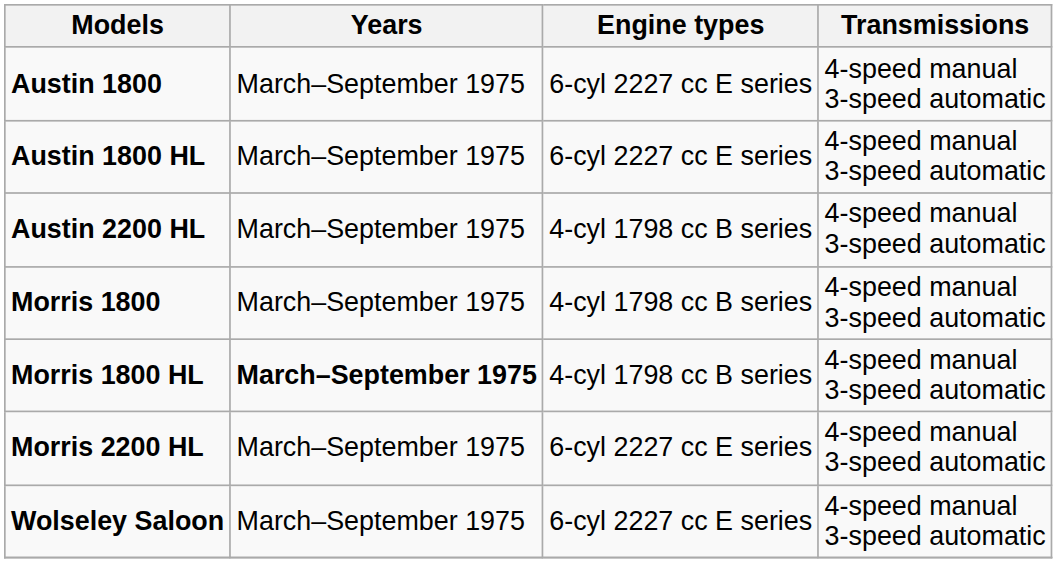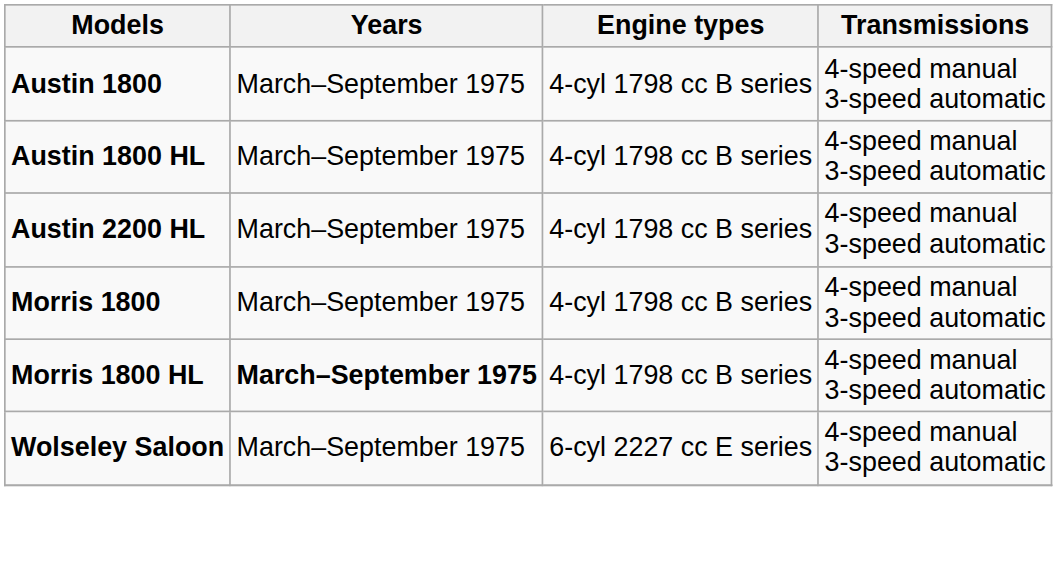(681, 83) 6-cyl 2227 cc E series -> (681, 83) 4-cyl 1798 cc B series
(681, 156) 6-cyl 2227 cc E series -> (681, 156) 4-cyl 1798 cc B series
- row: (107, 447)
